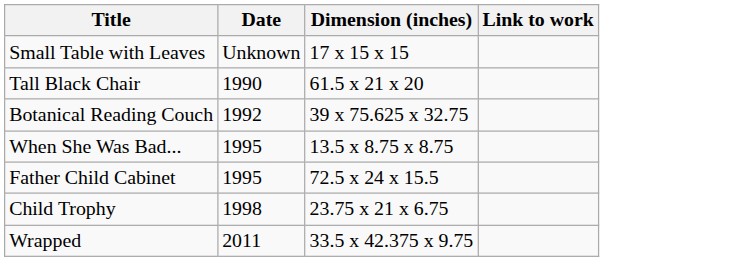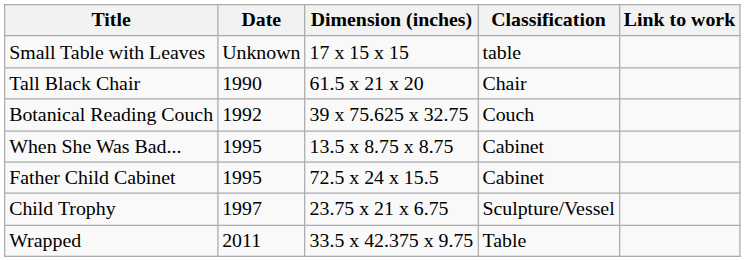+ column: (549, 20)
(242, 209) 1998 -> (242, 209) 1997
